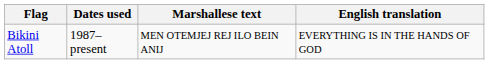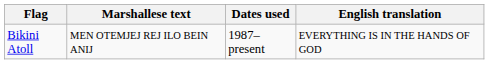columns swapped: (102, 14) <-> (217, 14)
